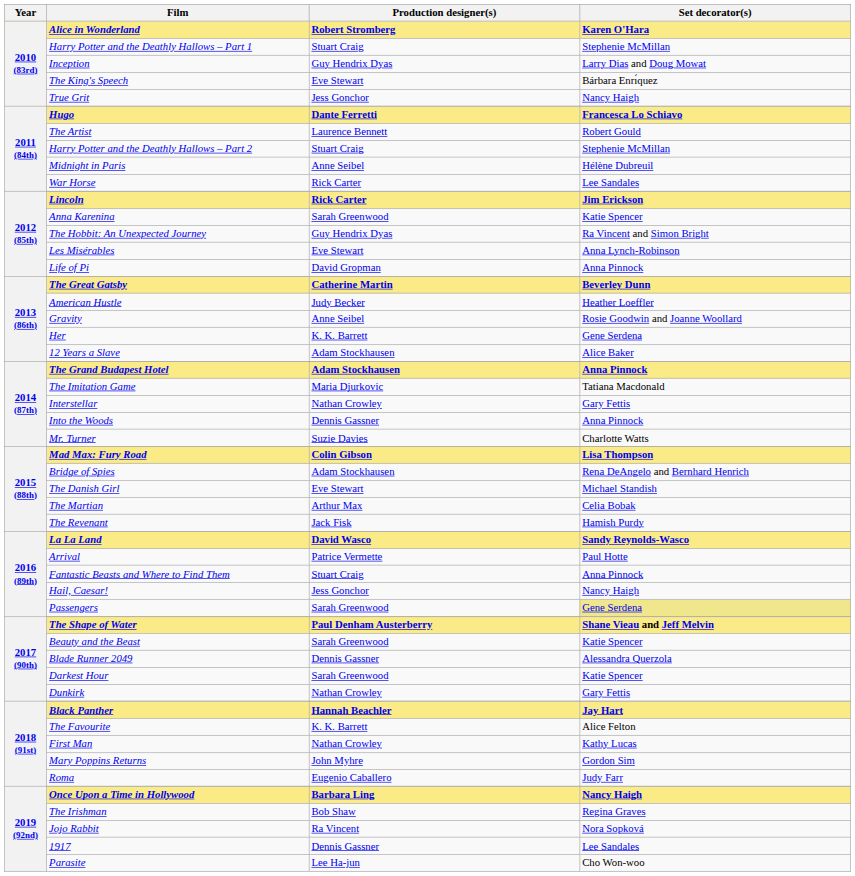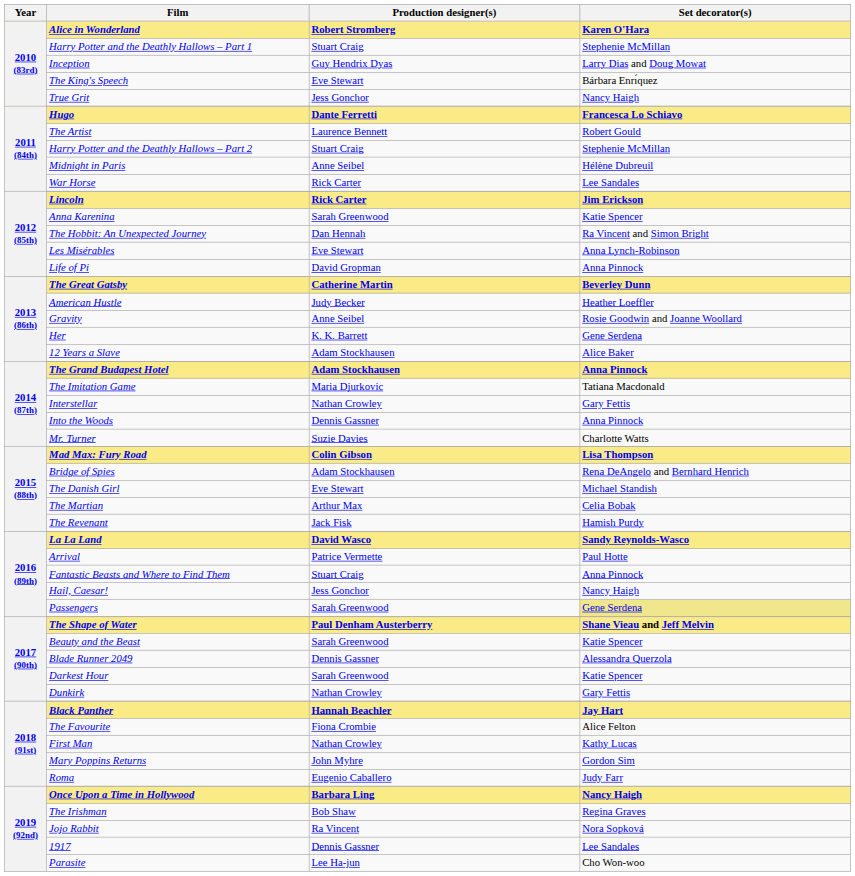(352, 234) Guy Hendrix Dyas -> (338, 234) Dan Hennah
(339, 727) K. K. Barrett -> (344, 727) Fiona Crombie
